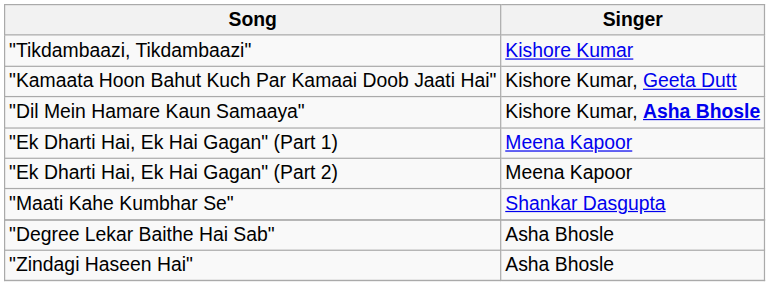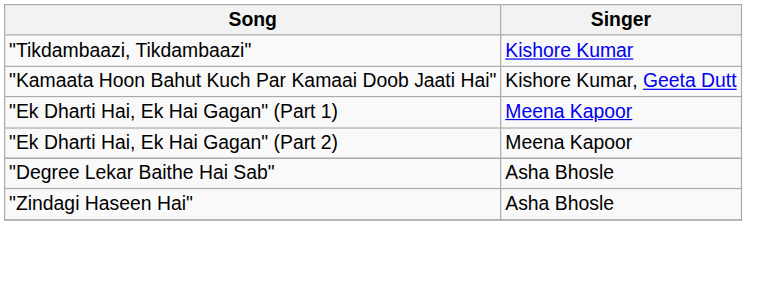- row: (157, 111)
- row: (121, 204)
